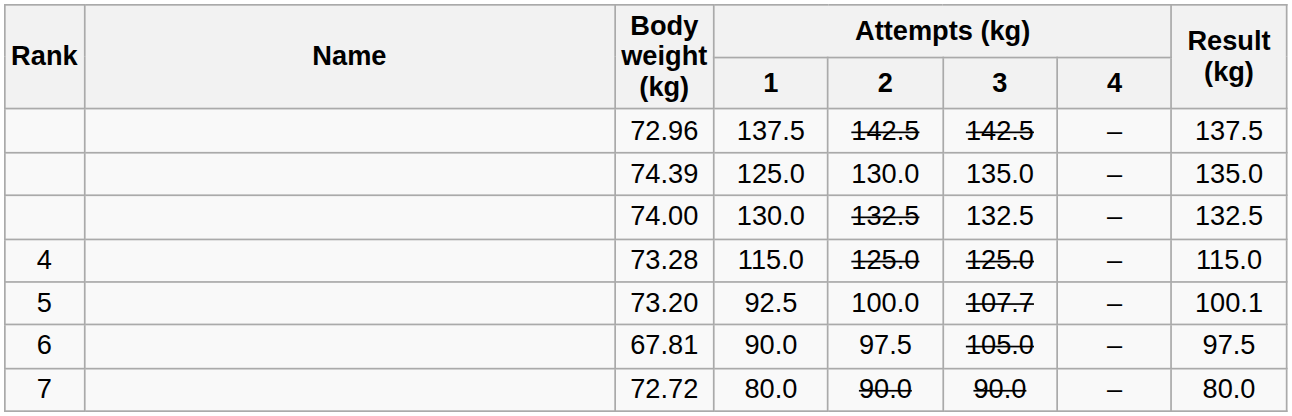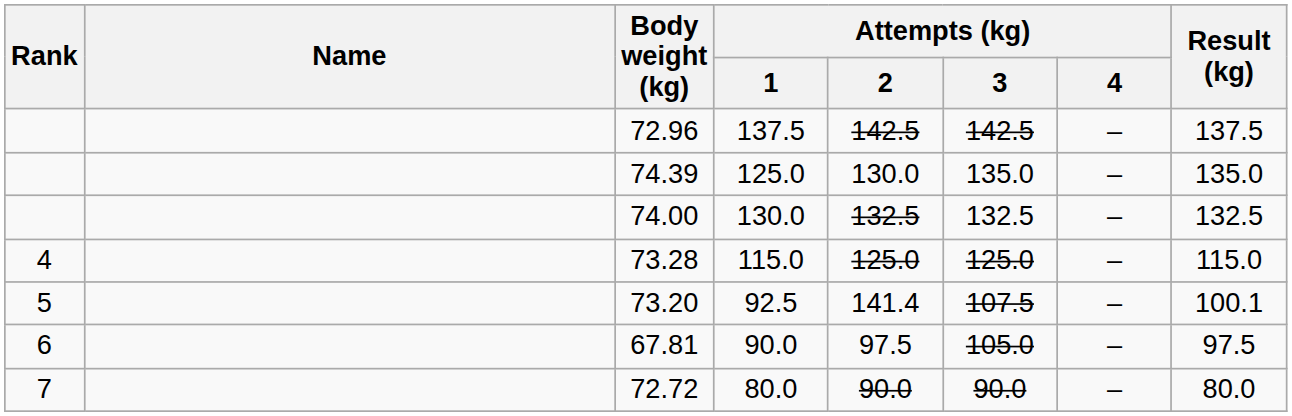(885, 302) 100.0 -> (885, 302) 141.4
(1000, 302) 107.7 -> (1000, 302) 107.5
